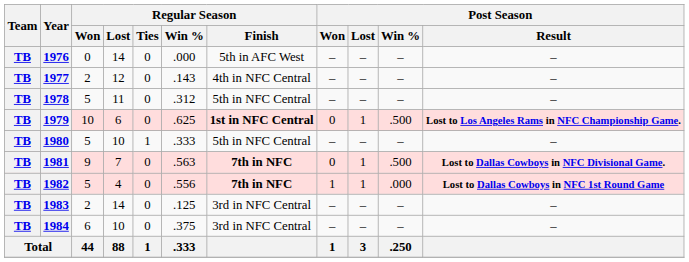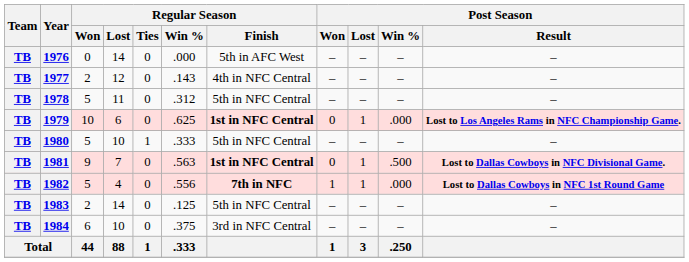(401, 120) .500 -> (401, 120) .000
(262, 162) 7th in NFC -> (262, 162) 1st in NFC Central
(262, 204) 3rd in NFC Central -> (262, 204) 5th in NFC Central
